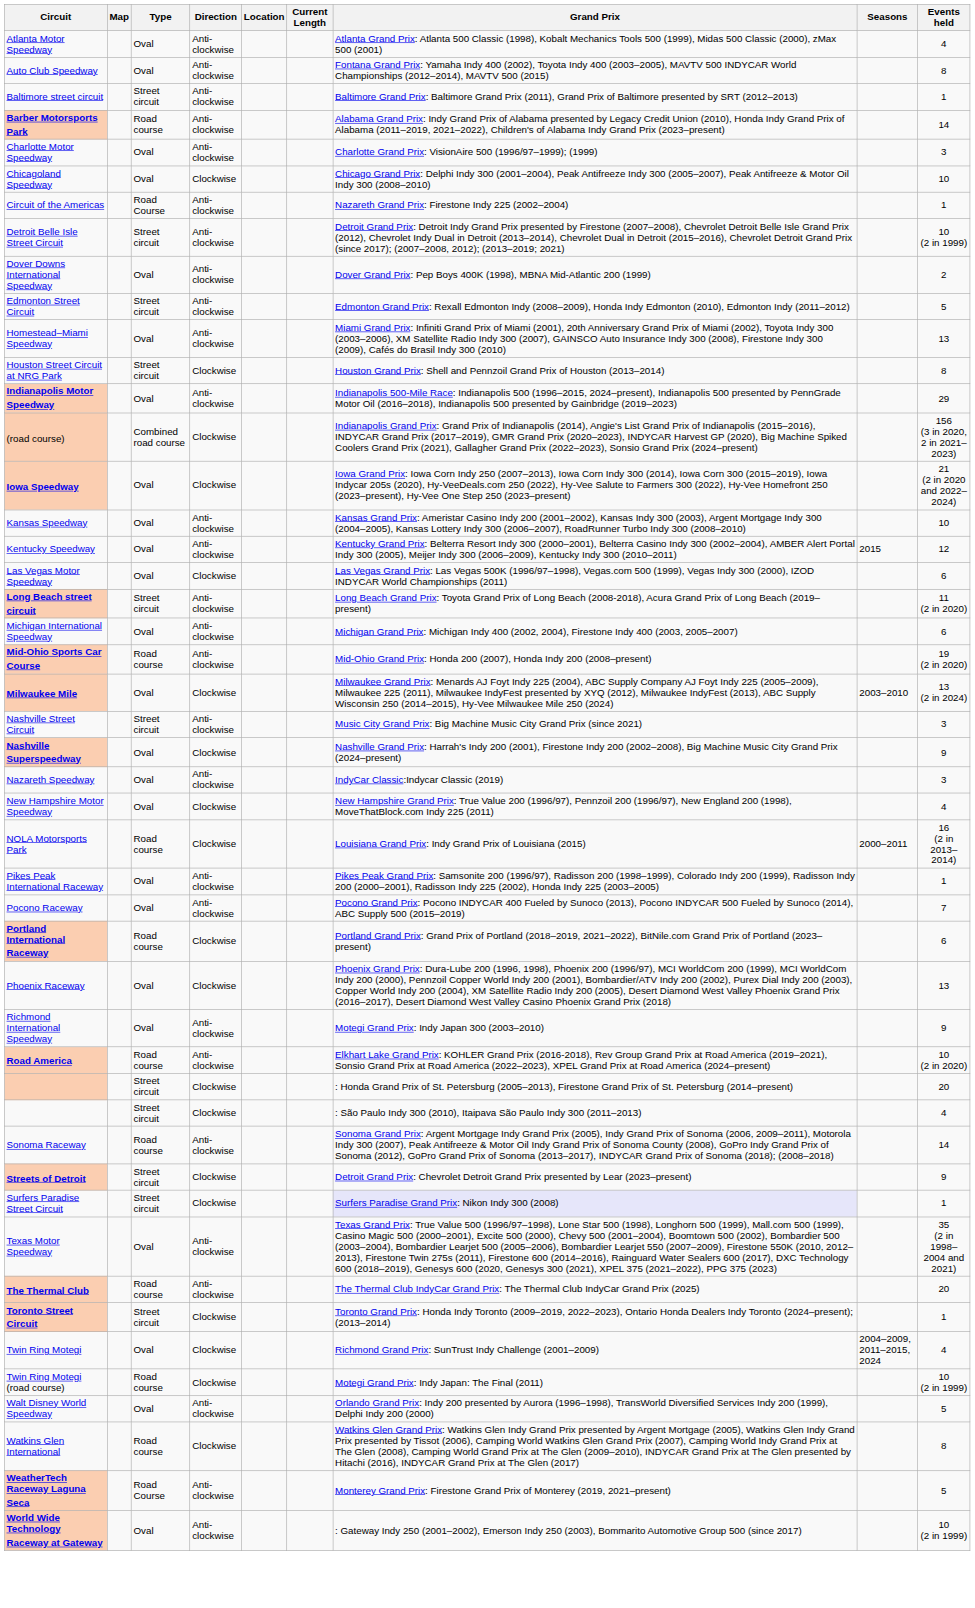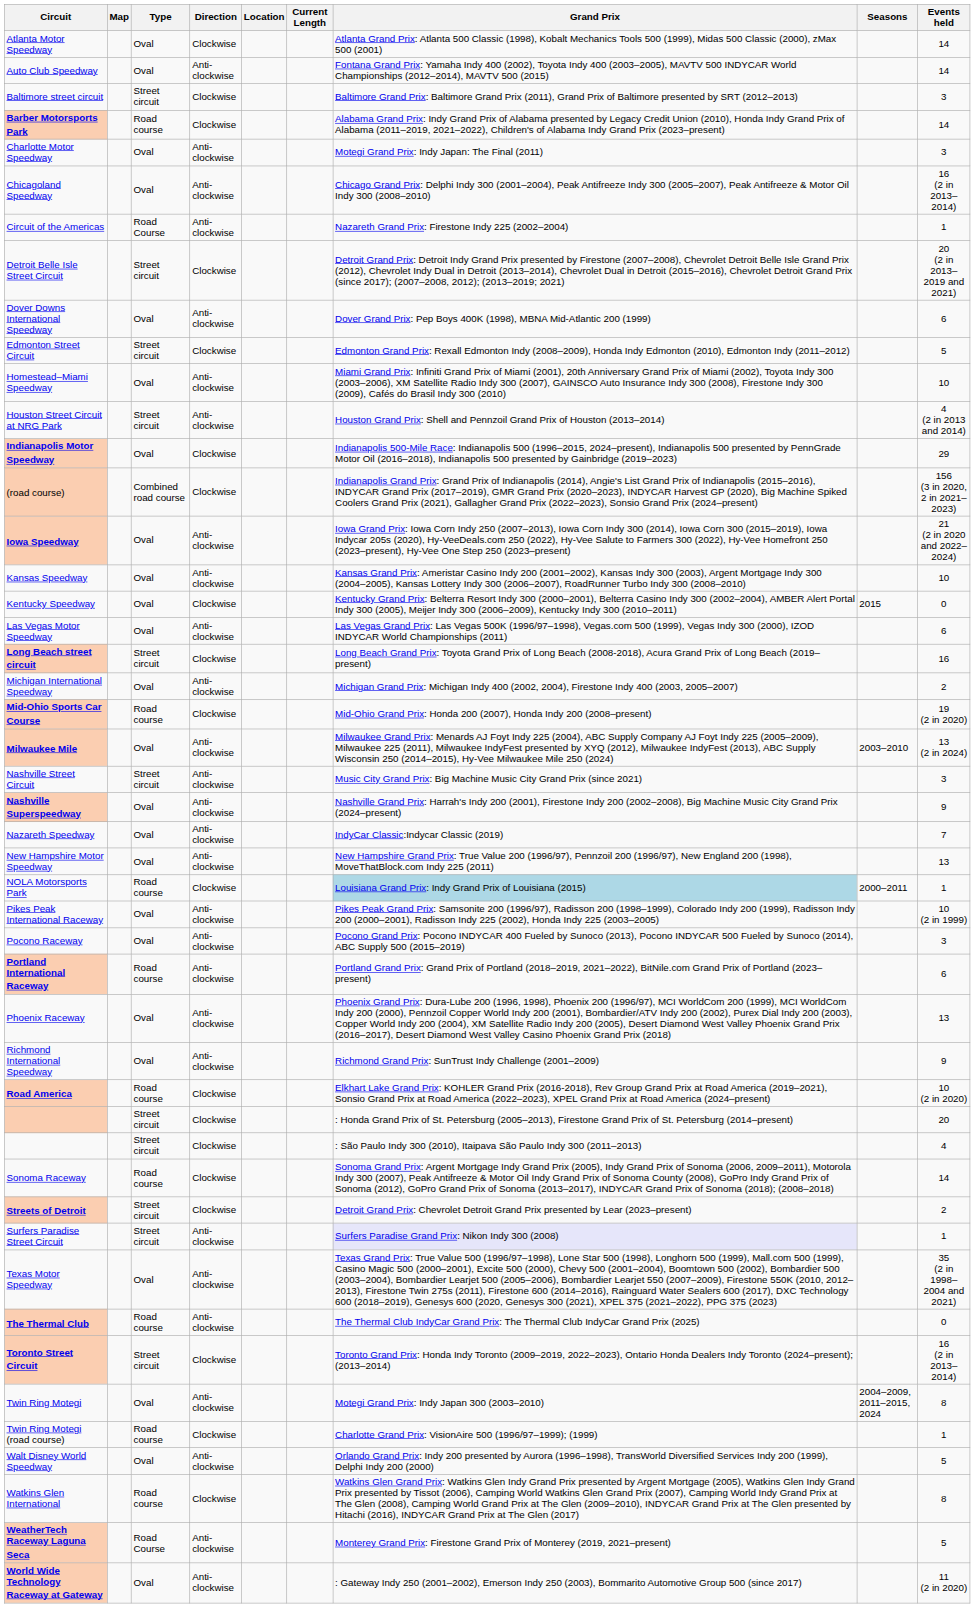(213, 44) Anti-clockwise -> (214, 44) Clockwise
(944, 44) 4 -> (944, 44) 14
(944, 70) 8 -> (944, 70) 14
(213, 97) Anti-clockwise -> (214, 97) Clockwise
(944, 97) 1 -> (944, 97) 3
(213, 124) Anti-clockwise -> (214, 124) Clockwise
(466, 152) Charlotte Grand Prix: VisionAire 500 (1996/97–1999); (1999) -> (439, 152) Motegi Grand Prix: Indy Japan: The Final (2011)
(214, 179) Clockwise -> (213, 190) Anti-clockwise
(944, 179) 10 -> (944, 190) 16 (2 in 2013–2014)
(213, 237) Anti-clockwise -> (214, 270) Clockwise
(944, 237) 10 (2 in 1999) -> (944, 270) 20 (2 in 2013–2019 and 2021)
(944, 274) 2 -> (944, 318) 6
(213, 306) Anti-clockwise -> (214, 350) Clockwise
(944, 338) 13 -> (944, 382) 10
(214, 370) Clockwise -> (213, 420) Anti-clockwise
(944, 370) 8 -> (944, 420) 4 (2 in 2013 and 2014)
(213, 398) Anti-clockwise -> (214, 453) Clockwise
(214, 485) Clockwise -> (213, 540) Anti-clockwise
(213, 549) Anti-clockwise -> (214, 604) Clockwise
(944, 549) 12 -> (944, 604) 0
(214, 576) Clockwise -> (213, 631) Anti-clockwise
(213, 603) Anti-clockwise -> (214, 658) Clockwise
(944, 603) 11 (2 in 2020) -> (944, 658) 16
(944, 631) 6 -> (944, 686) 2
(213, 659) Anti-clockwise -> (214, 714) Clockwise
(214, 692) Clockwise -> (213, 747) Anti-clockwise
(214, 752) Clockwise -> (213, 807) Anti-clockwise
(944, 780) 3 -> (944, 835) 7
(214, 806) Clockwise -> (213, 861) Anti-clockwise
(944, 806) 4 -> (944, 861) 13
(460, 844) no background -> (460, 888) lightblue background
(944, 844) 16 (2 in 2013–2014) -> (944, 888) 1
(944, 881) 1 -> (944, 914) 10 (2 in 1999)
(944, 908) 7 -> (944, 940) 3
(214, 941) Clockwise -> (213, 974) Anti-clockwise
(214, 985) Clockwise -> (213, 1018) Anti-clockwise
(440, 1028) Motegi Grand Prix: Indy Japan 300 (2003–2010) -> (467, 1061) Richmond Grand Prix: SunTrust Indy Challenge (2001–2009)
(213, 1060) Anti-clockwise -> (214, 1093) Clockwise
(213, 1145) Anti-clockwise -> (214, 1178) Clockwise
(944, 1177) 9 -> (944, 1210) 2
(214, 1203) Clockwise -> (213, 1236) Anti-clockwise
(944, 1289) 20 -> (944, 1322) 0
(944, 1317) 1 -> (944, 1359) 16 (2 in 2013–2014)
(214, 1350) Clockwise -> (213, 1402) Anti-clockwise
(467, 1350) Richmond Grand Prix: SunTrust Indy Challenge (2001–2009) -> (440, 1402) Motegi Grand Prix: Indy Japan 300 (2003–2010)
(944, 1350) 4 -> (944, 1402) 8
(439, 1382) Motegi Grand Prix: Indy Japan: The Final (2011) -> (466, 1434) Charlotte Grand Prix: VisionAire 500 (1996/97–1999); (1999)
(944, 1382) 10 (2 in 1999) -> (944, 1434) 1
(944, 1530) 10 (2 in 1999) -> (944, 1583) 11 (2 in 2020)
